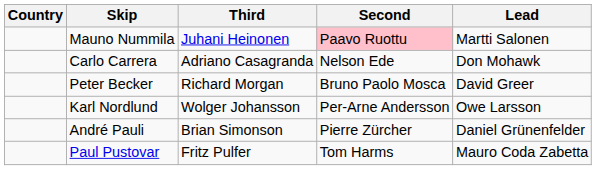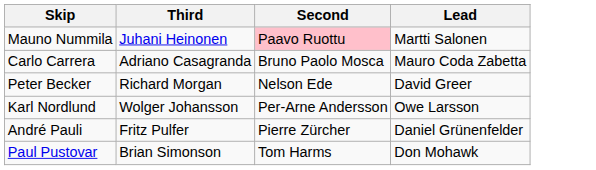- column: (35, 15)
(357, 61) Nelson Ede -> (321, 61) Bruno Paolo Mosca
(498, 61) Don Mohawk -> (460, 61) Mauro Coda Zabetta
(383, 84) Bruno Paolo Mosca -> (295, 84) Nelson Ede
(232, 130) Brian Simonson -> (154, 130) Fritz Pulfer
(216, 152) Fritz Pulfer -> (170, 152) Brian Simonson
(522, 152) Mauro Coda Zabetta -> (436, 152) Don Mohawk
